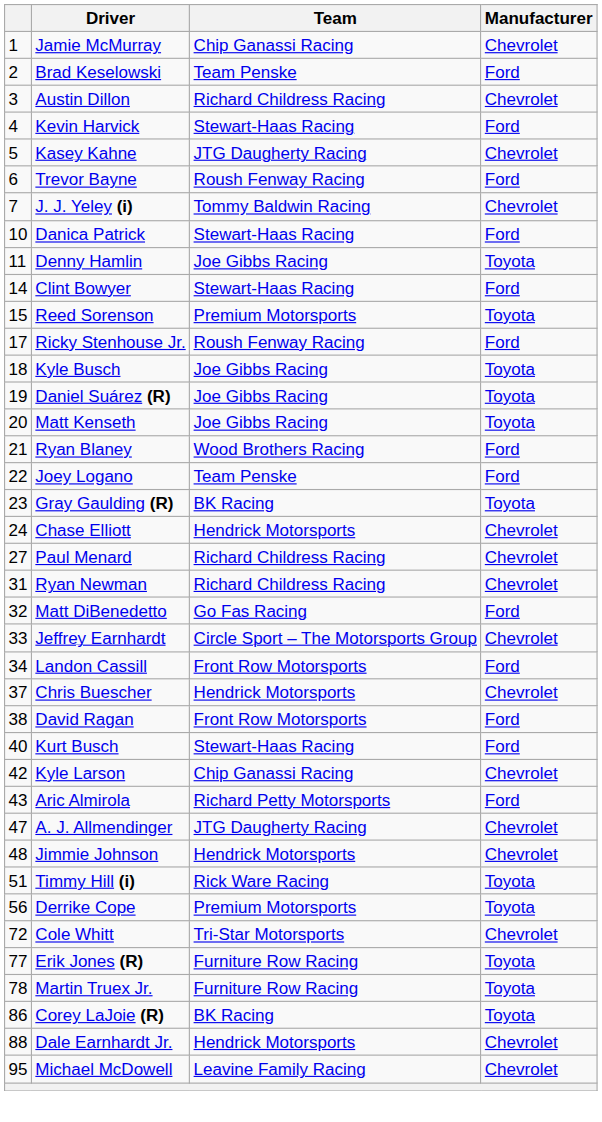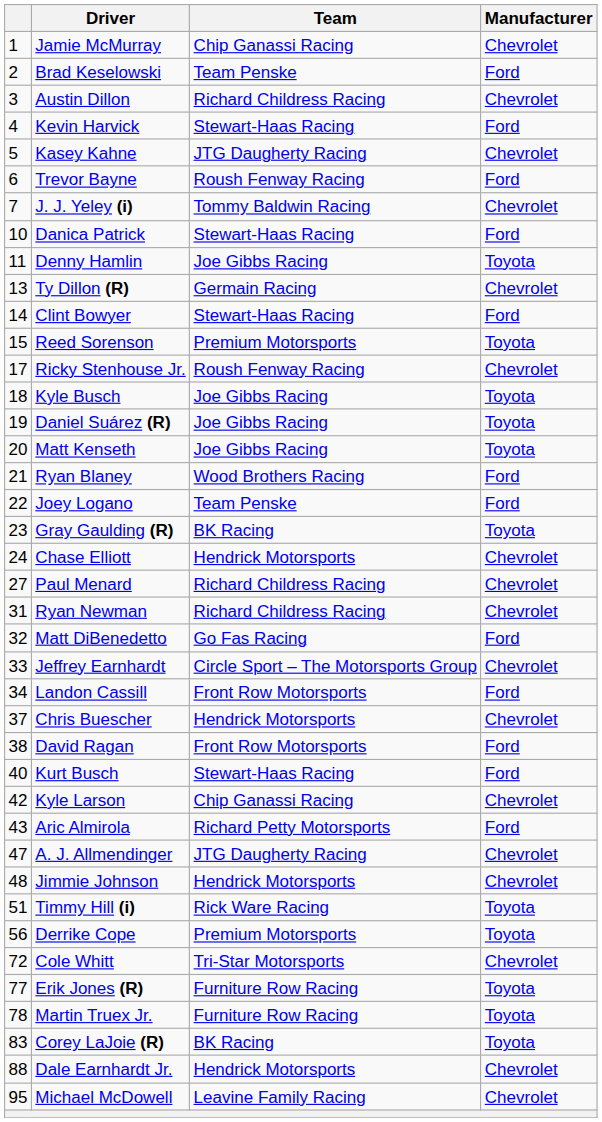+ row: (82, 288)
(502, 342) Ford -> (521, 369) Chevrolet
(18, 1015) 86 -> (18, 1042) 83
